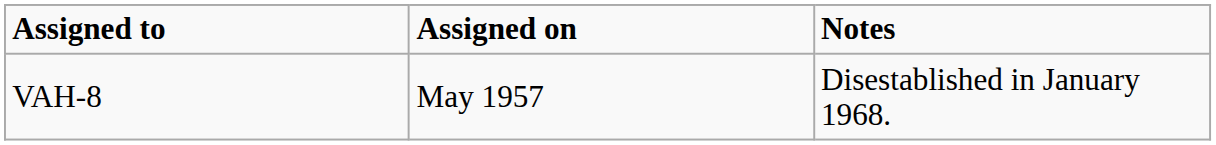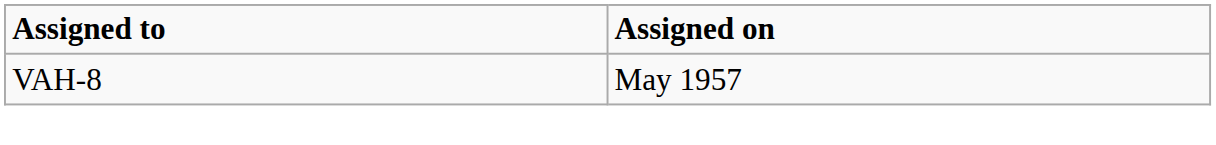- column: (858, 29)
